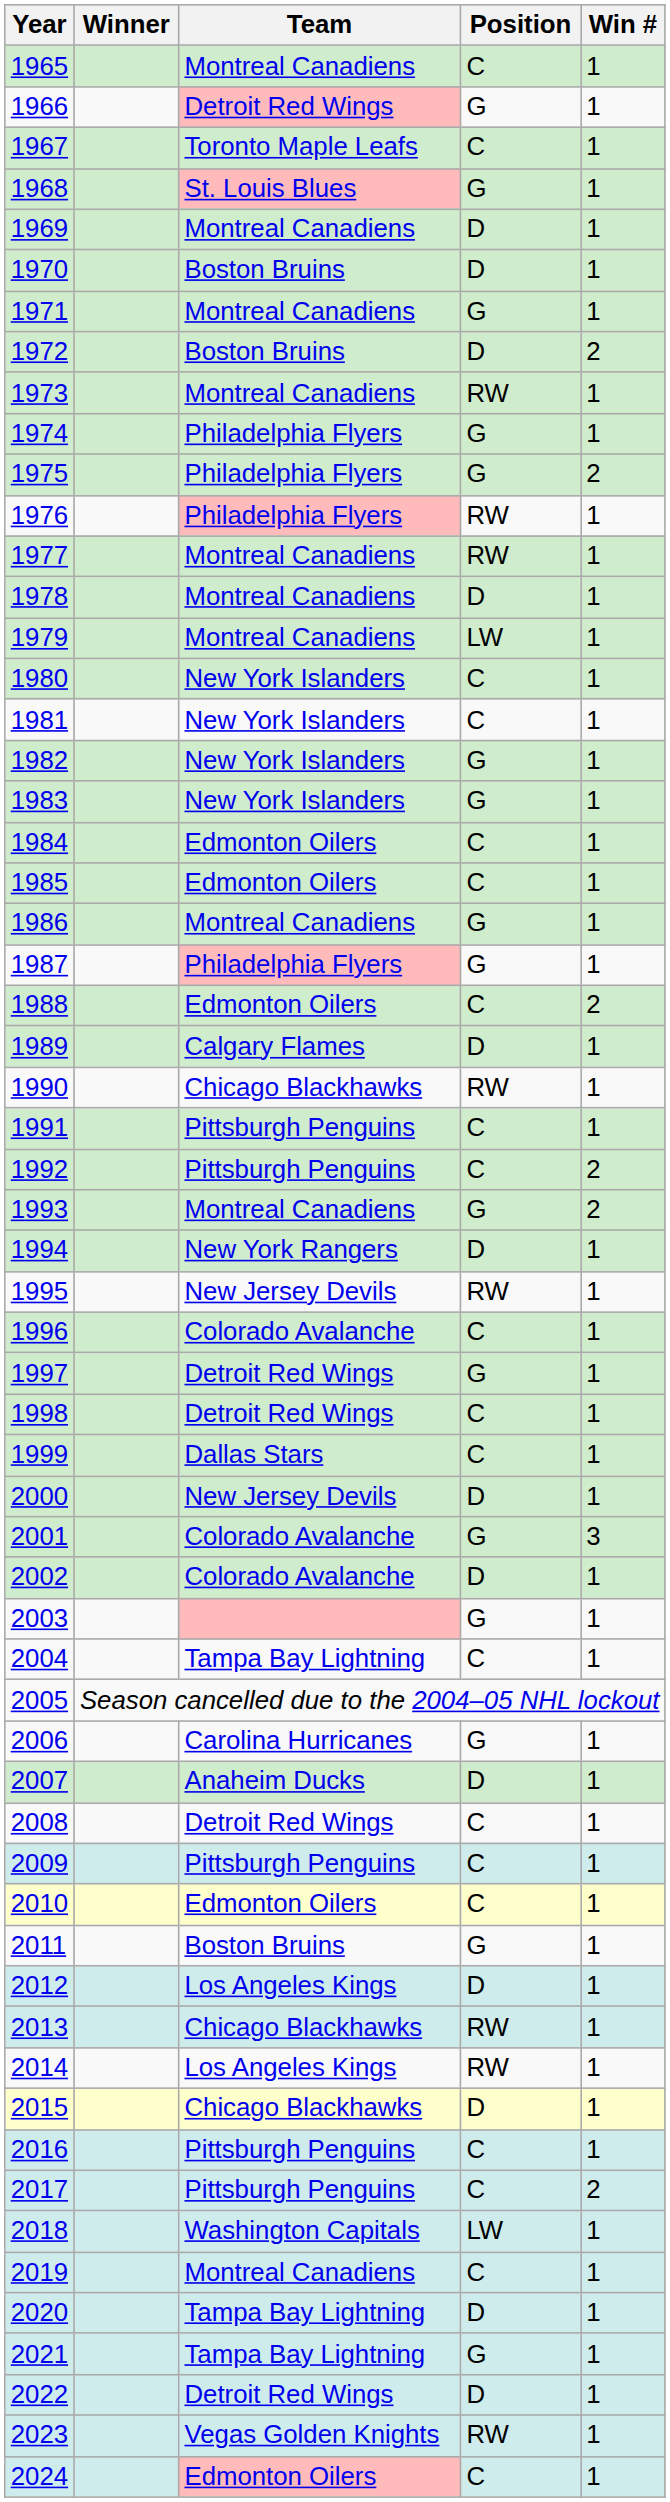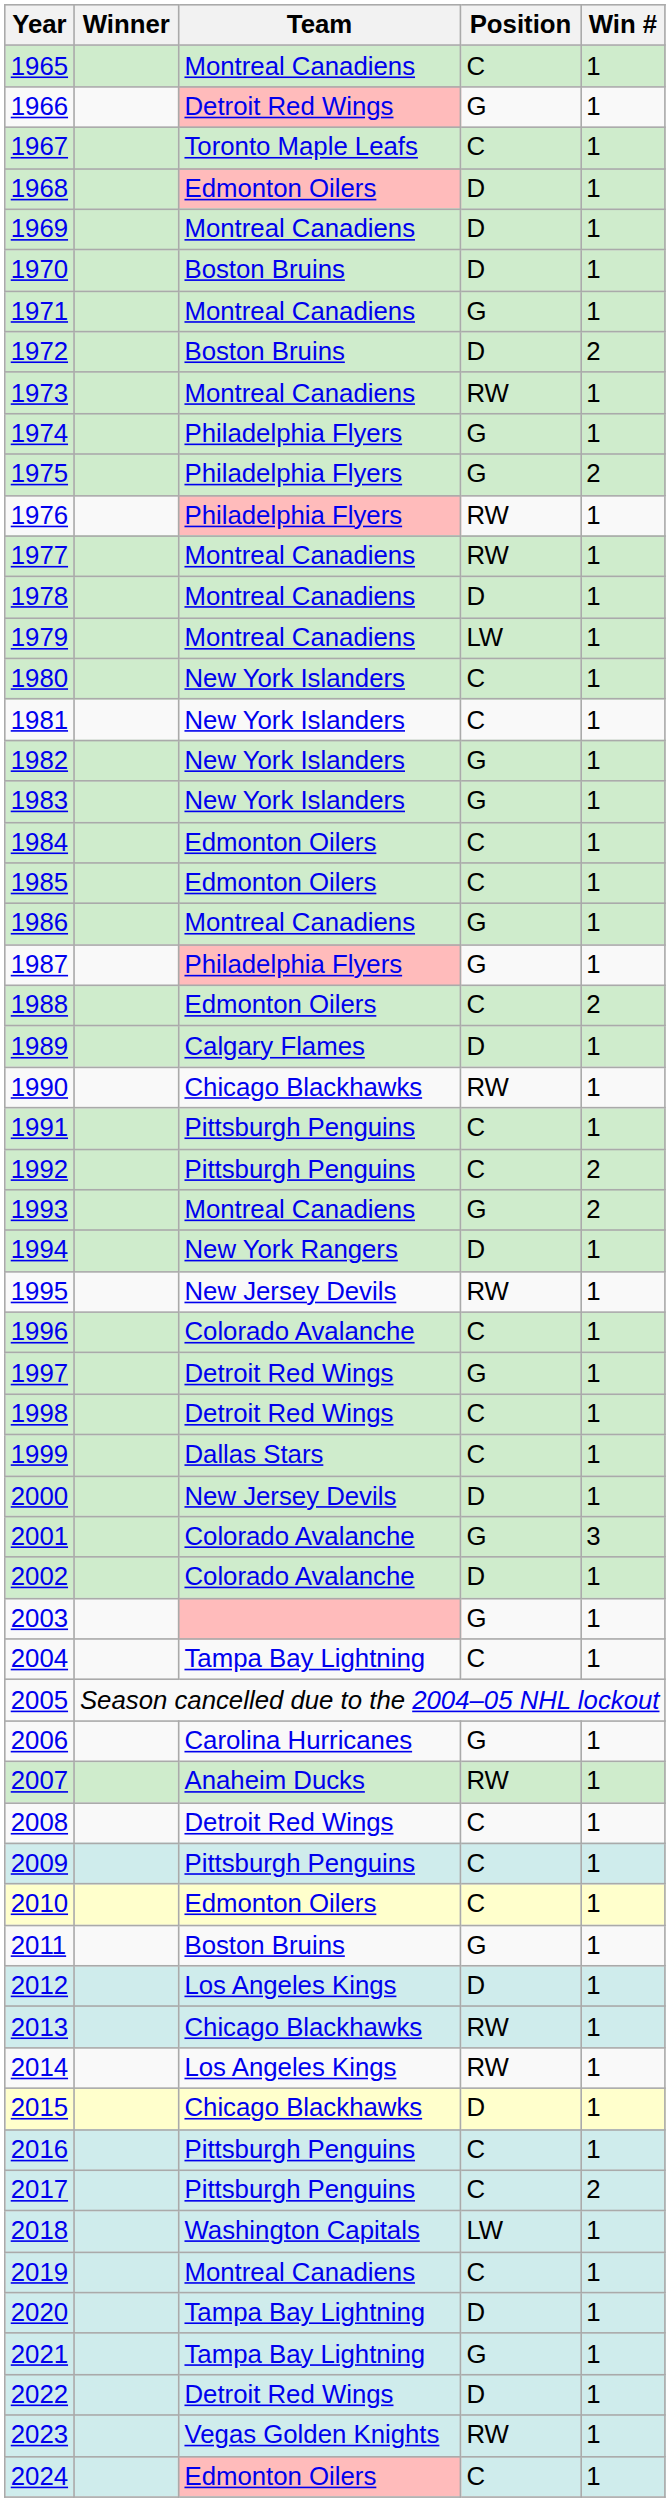(270, 188) St. Louis Blues -> (280, 188) Edmonton Oilers
(476, 188) G -> (476, 188) D
(476, 1781) D -> (488, 1781) RW
